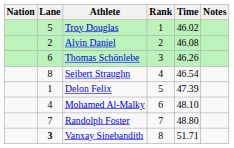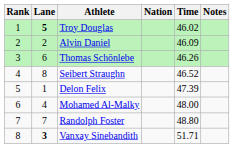columns swapped: (161, 12) <-> (21, 12)
(50, 27) normal -> (44, 27) bold
(188, 43) 46.08 -> (188, 43) 46.09
(188, 74) 46.54 -> (188, 74) 46.52
(188, 105) 48.10 -> (188, 105) 48.00
